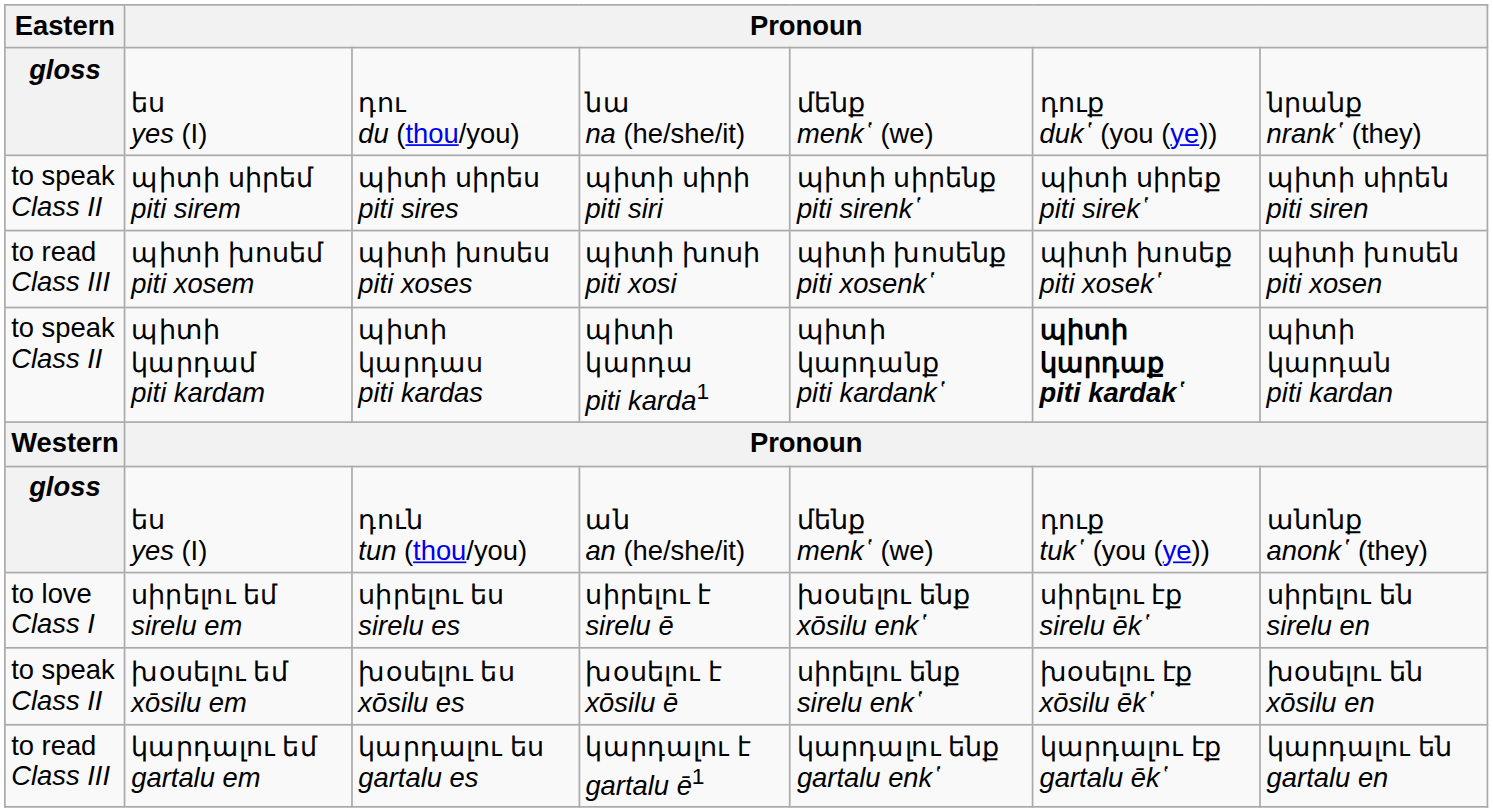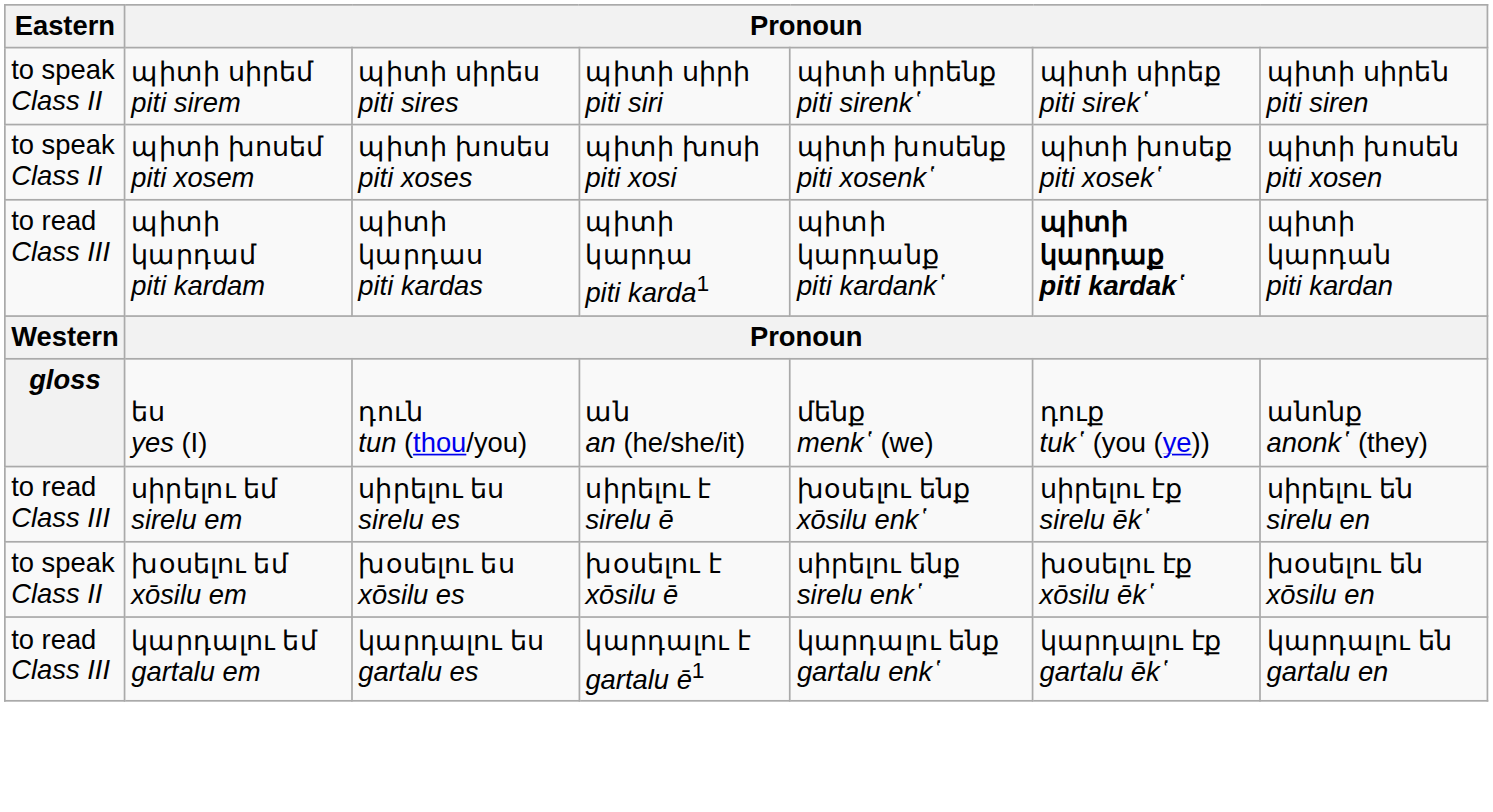- row: (439, 117)
(61, 267) to read Class III -> (63, 160) to speak Class II
(63, 343) to speak Class II -> (61, 236) to read Class III
(53, 609) to love Class I -> (61, 502) to read Class III
